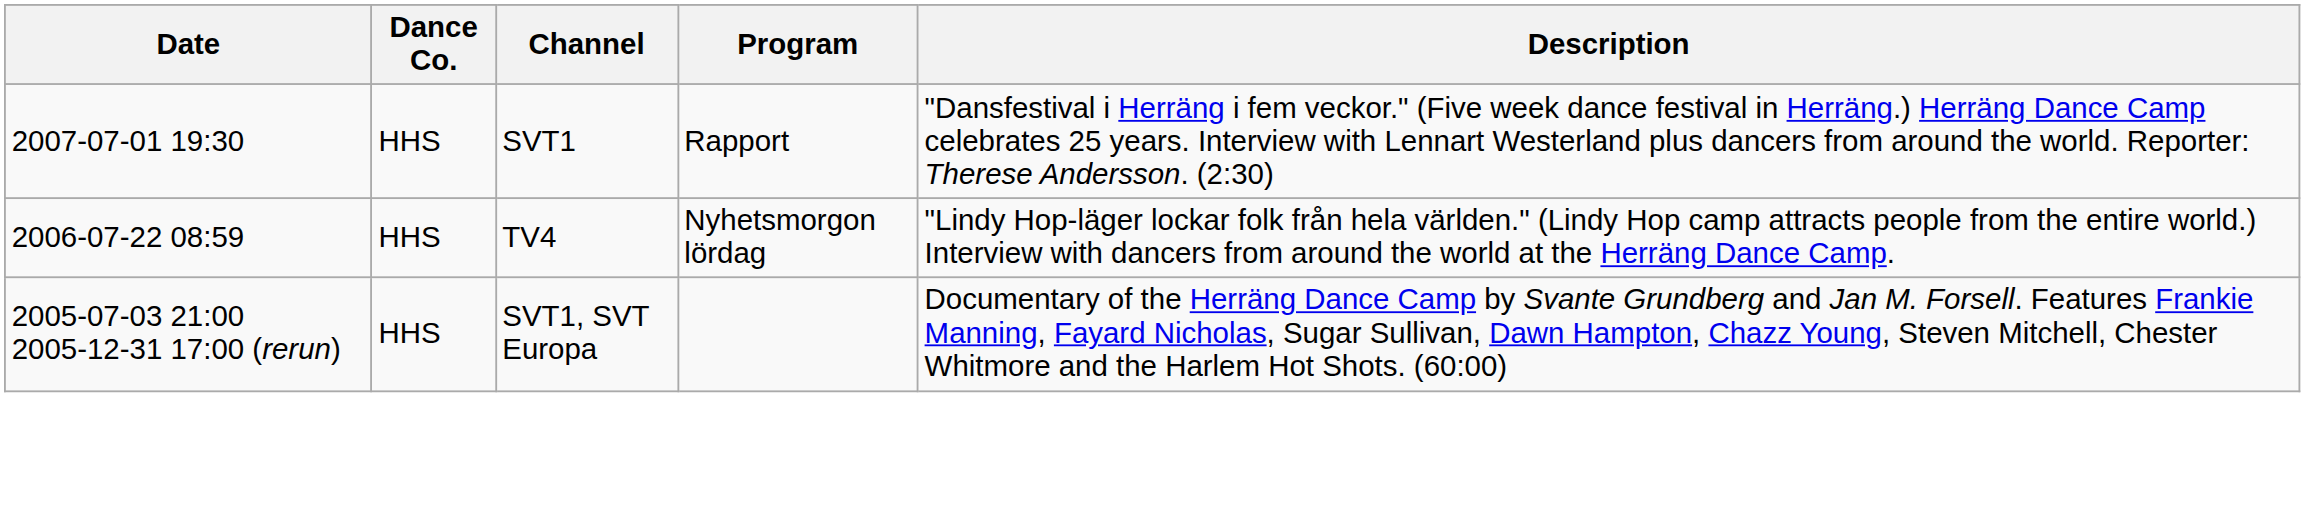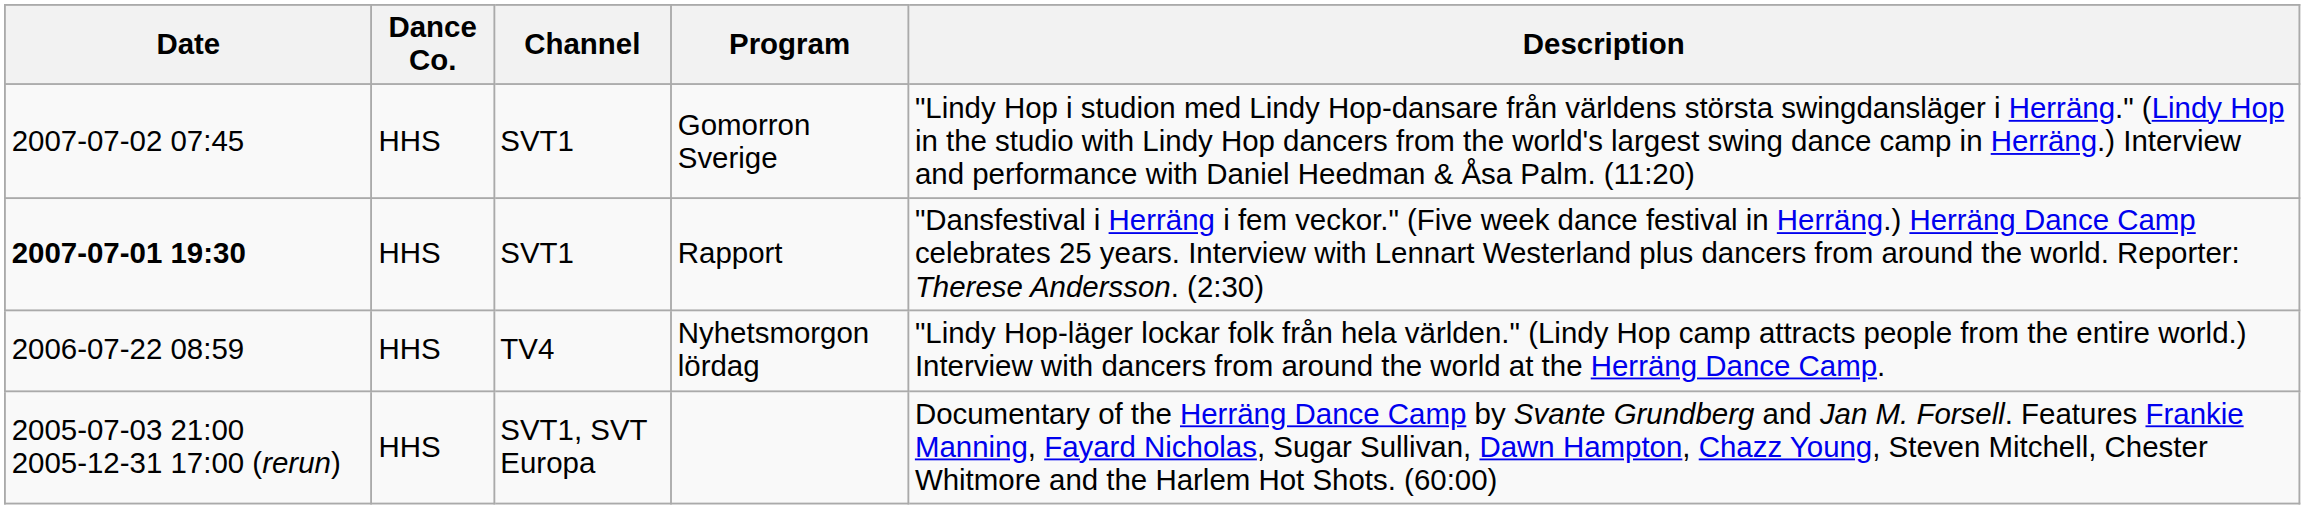+ row: (744, 140)
(128, 140) normal -> (129, 253) bold
